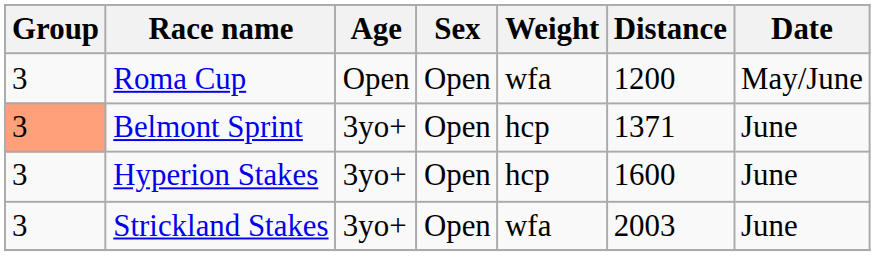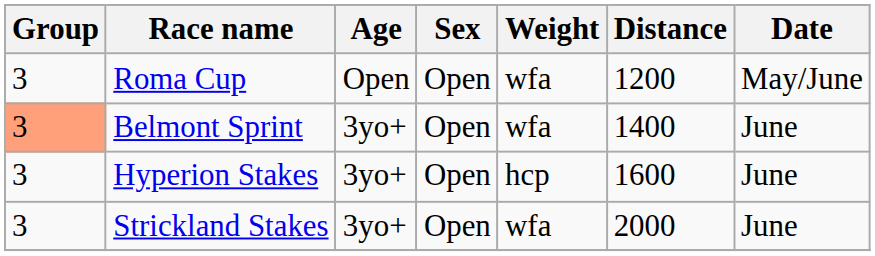(527, 126) hcp -> (528, 126) wfa
(645, 126) 1371 -> (645, 126) 1400
(645, 224) 2003 -> (645, 224) 2000
